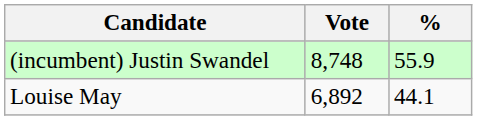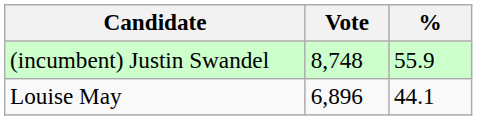(337, 96) 6,892 -> (337, 96) 6,896
